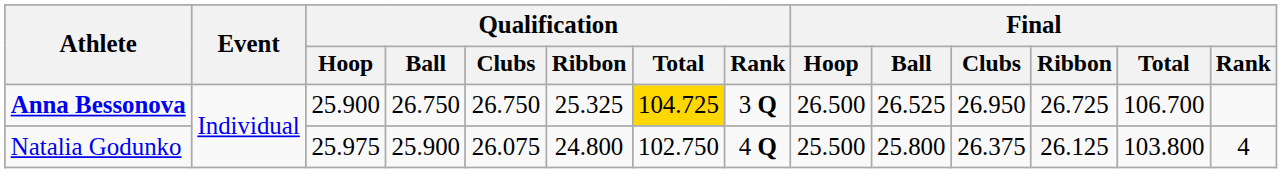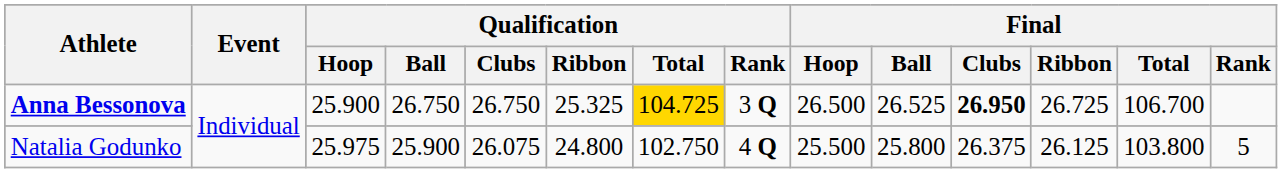(991, 105) normal -> (991, 105) bold
(1243, 146) 4 -> (1243, 146) 5
